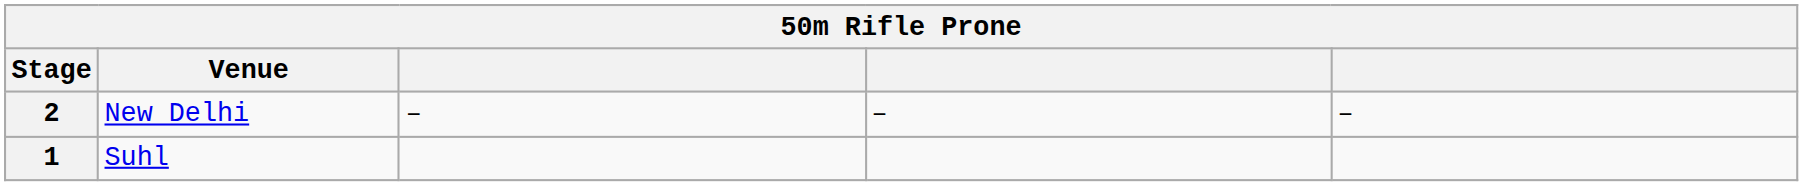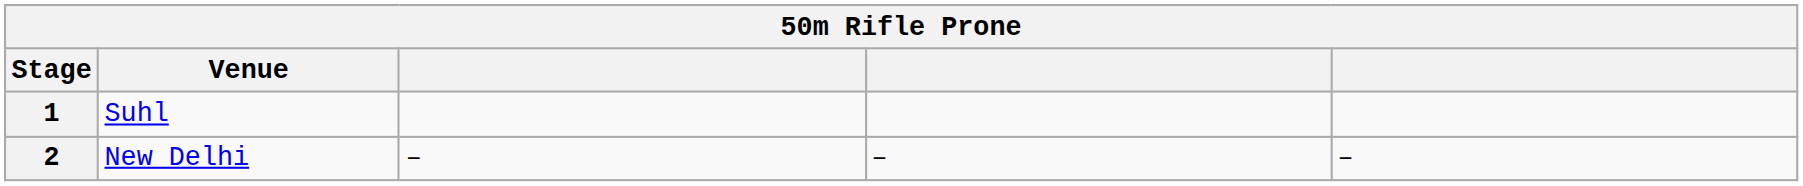rows swapped: (52, 158) <-> (52, 114)
